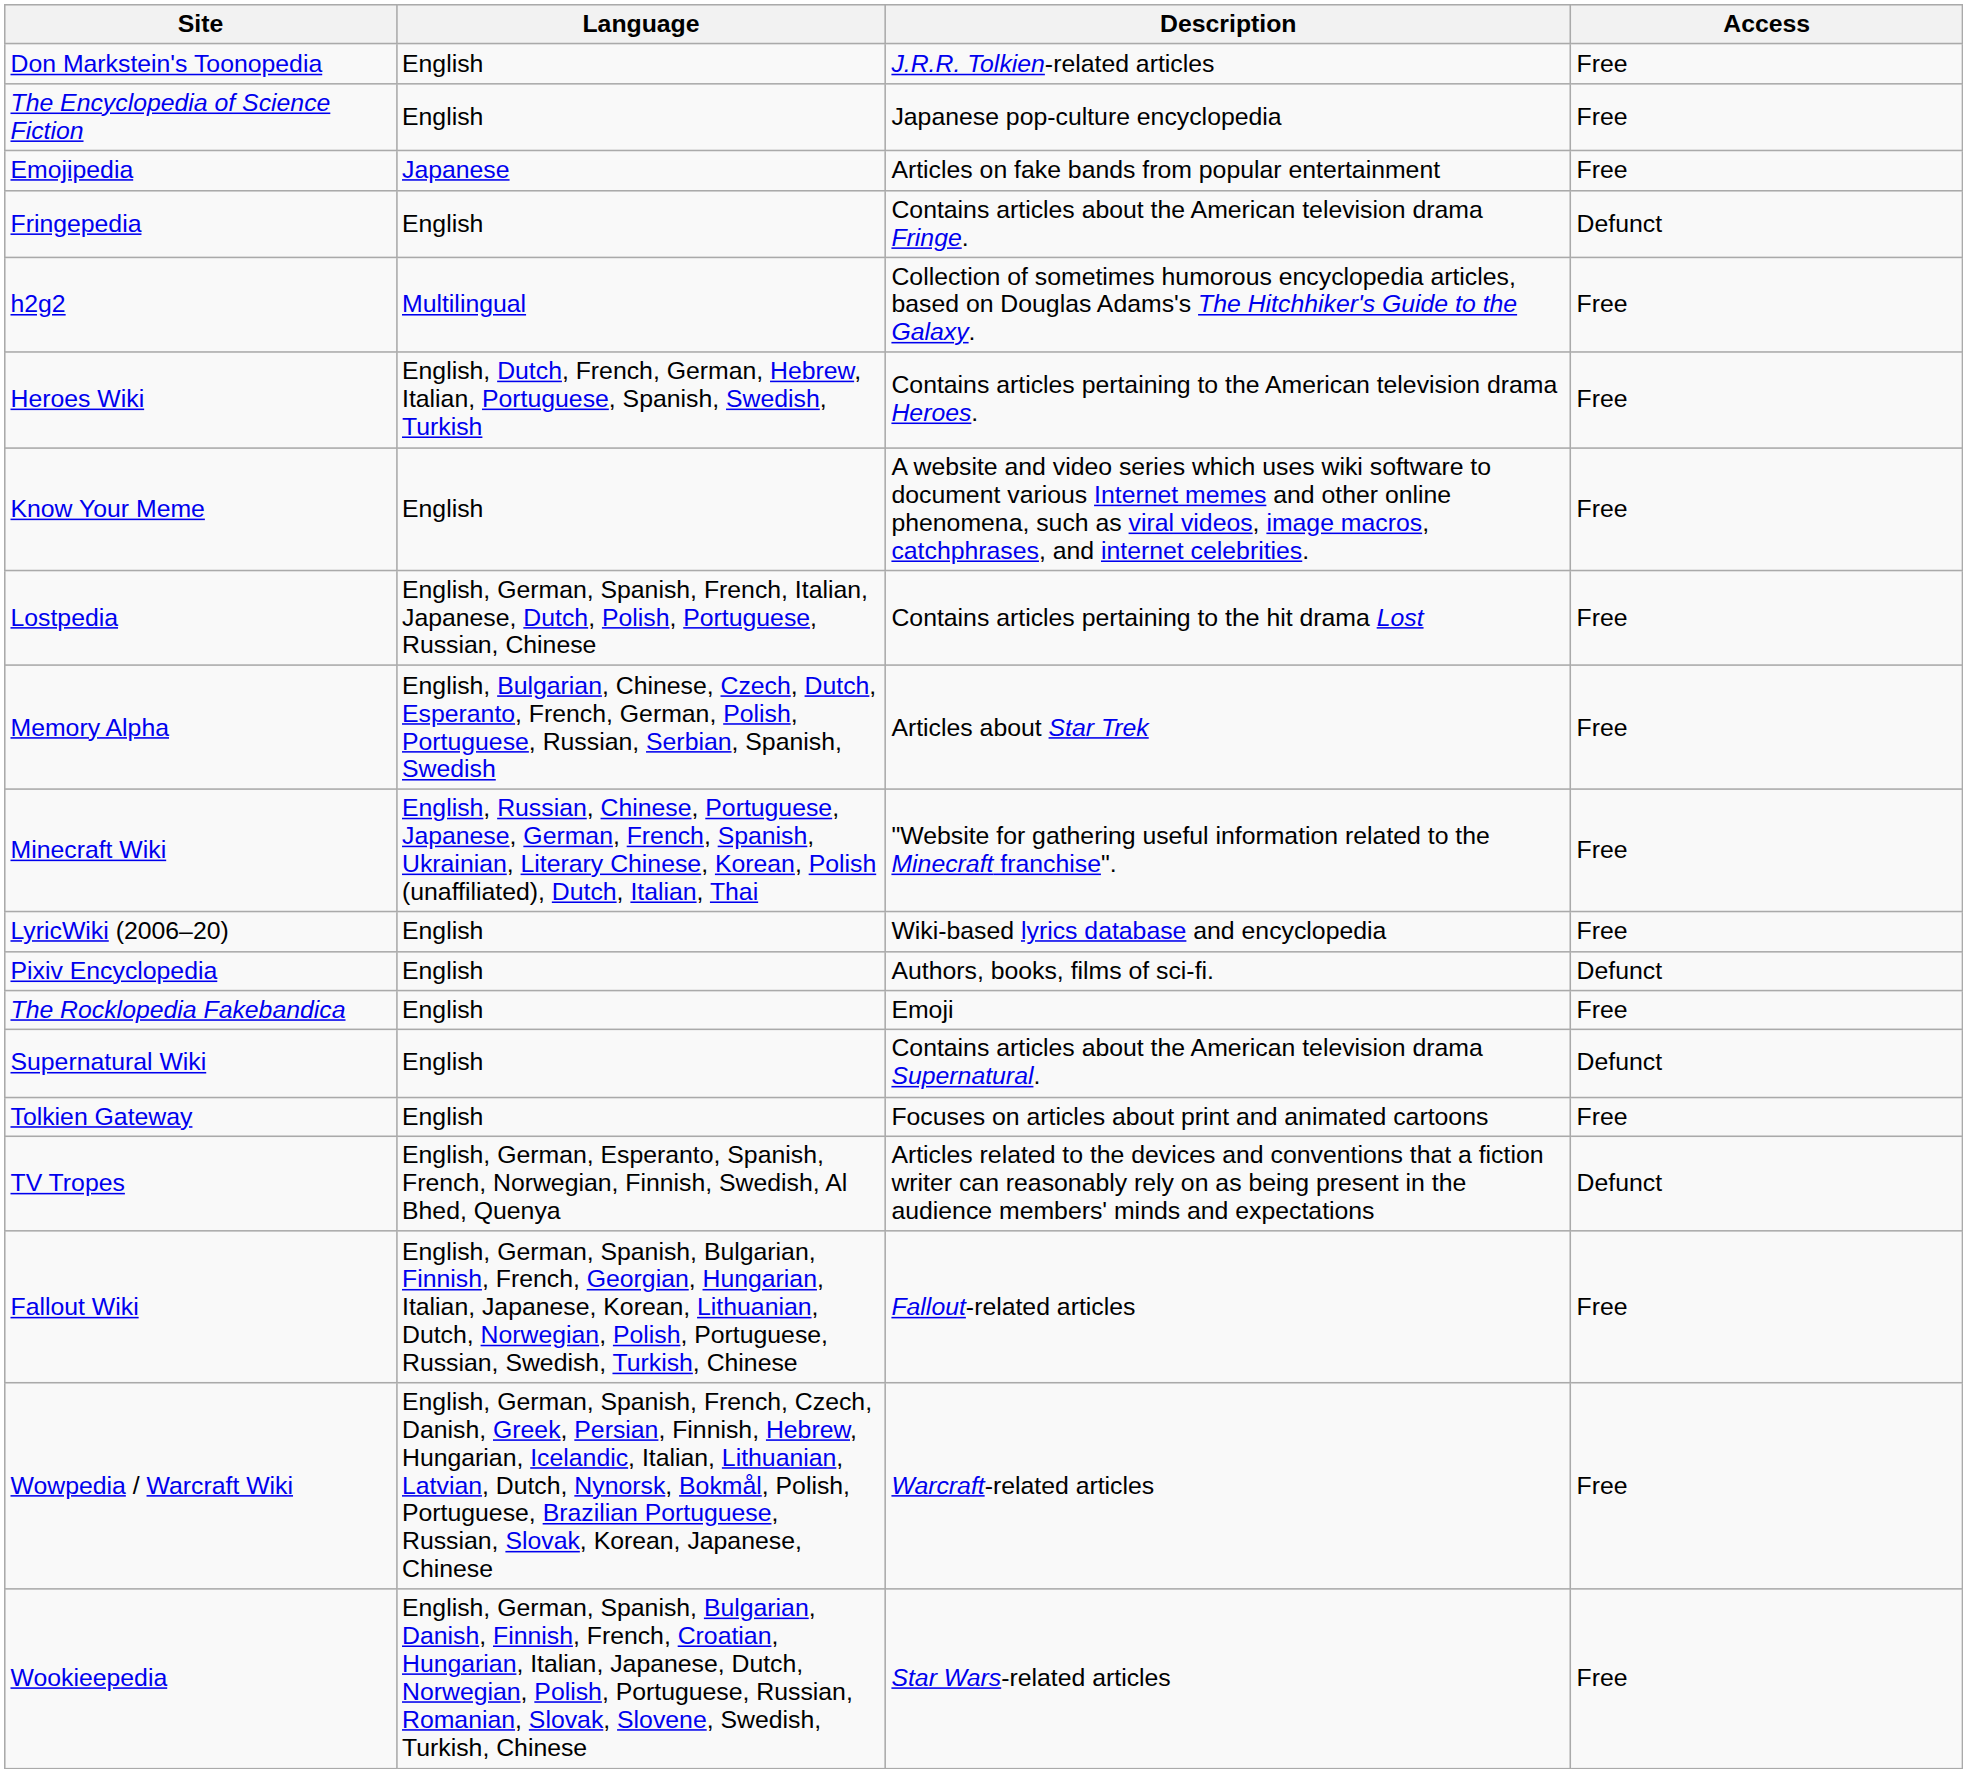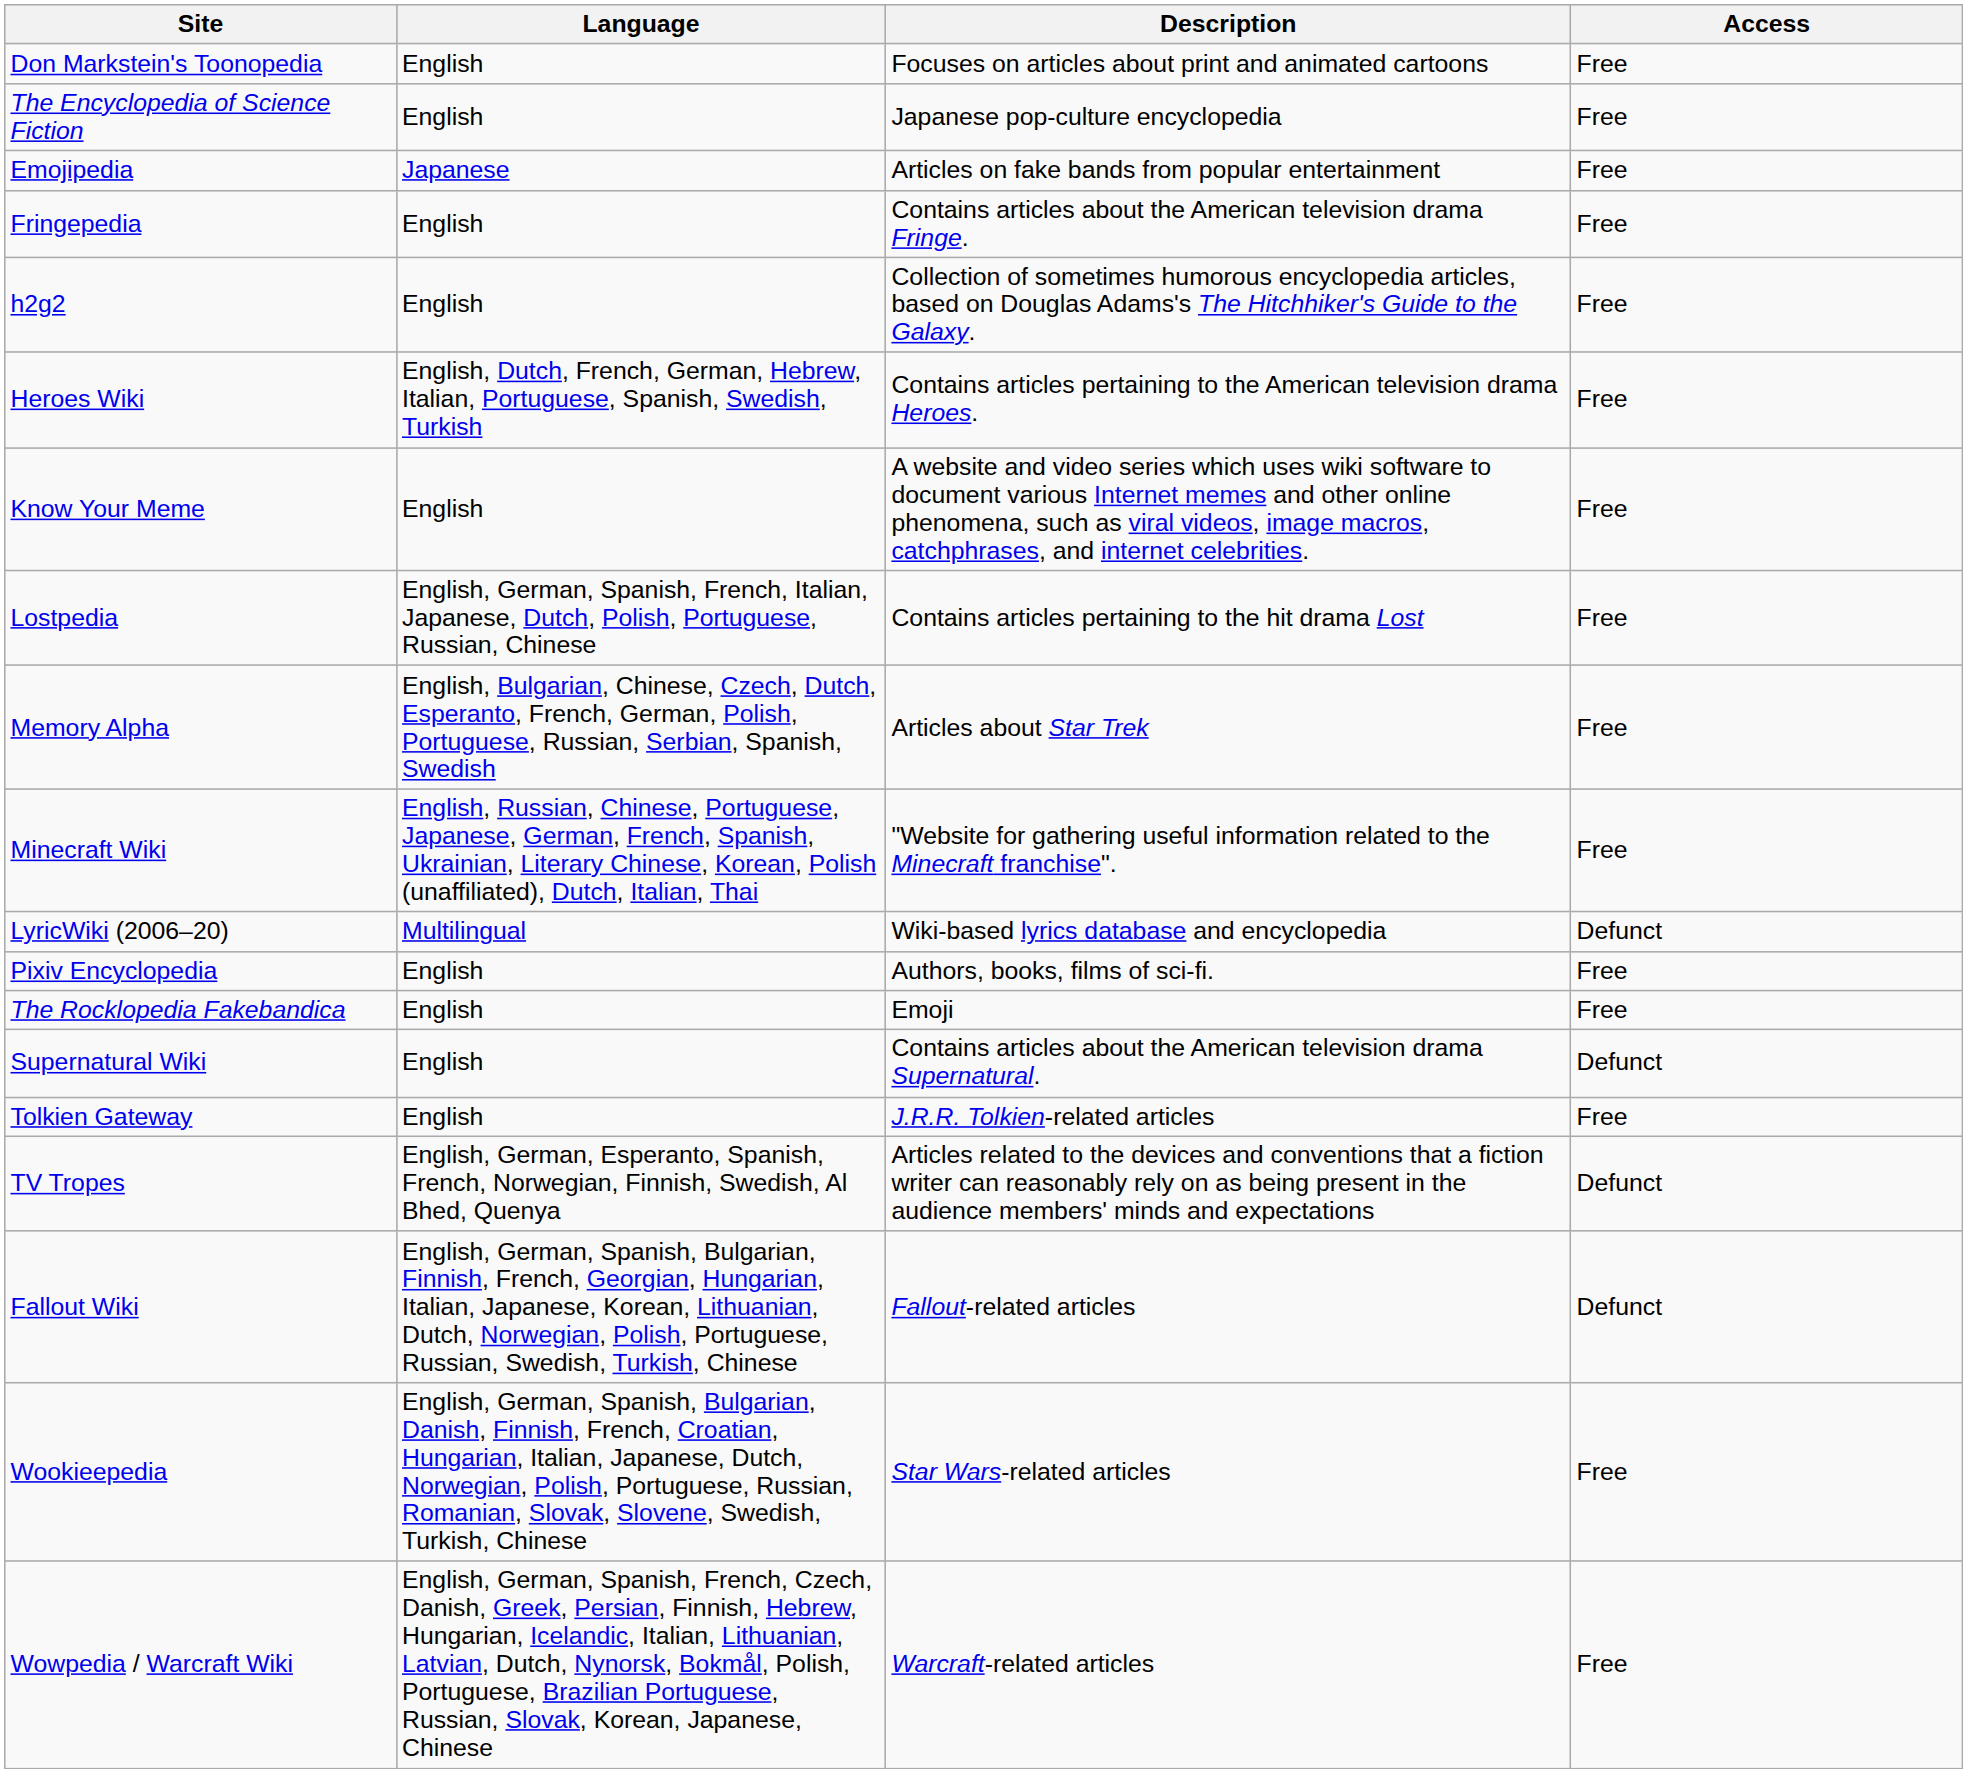(1053, 63) J.R.R. Tolkien-related articles -> (1190, 63) Focuses on articles about print and animated cartoons
(1619, 223) Defunct -> (1602, 223) Free
(464, 304) Multilingual -> (443, 304) English
(443, 931) English -> (464, 931) Multilingual
(1602, 931) Free -> (1619, 931) Defunct
(1619, 970) Defunct -> (1602, 970) Free
(1190, 1116) Focuses on articles about print and animated cartoons -> (1053, 1116) J.R.R. Tolkien-related articles
(1602, 1306) Free -> (1619, 1306) Defunct
rows swapped: (89, 1678) <-> (152, 1485)
